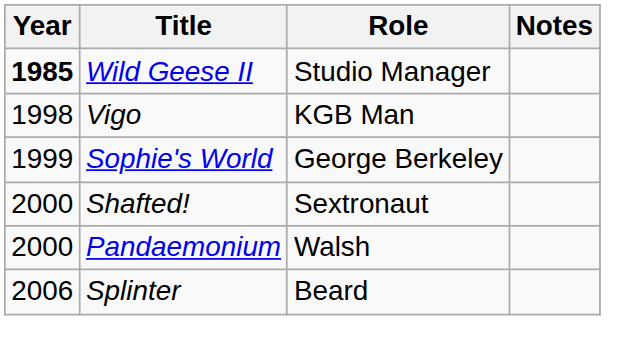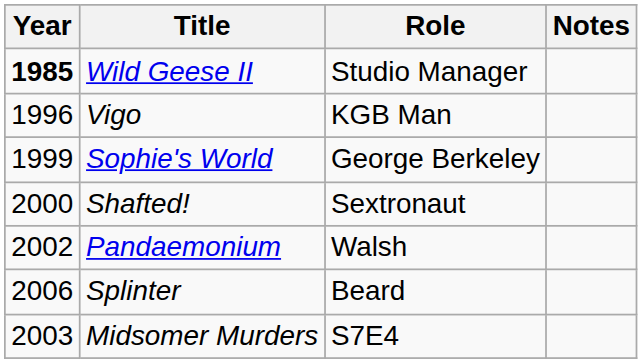(42, 114) 1998 -> (42, 114) 1996
(42, 247) 2000 -> (42, 247) 2002
+ row: (202, 335)
